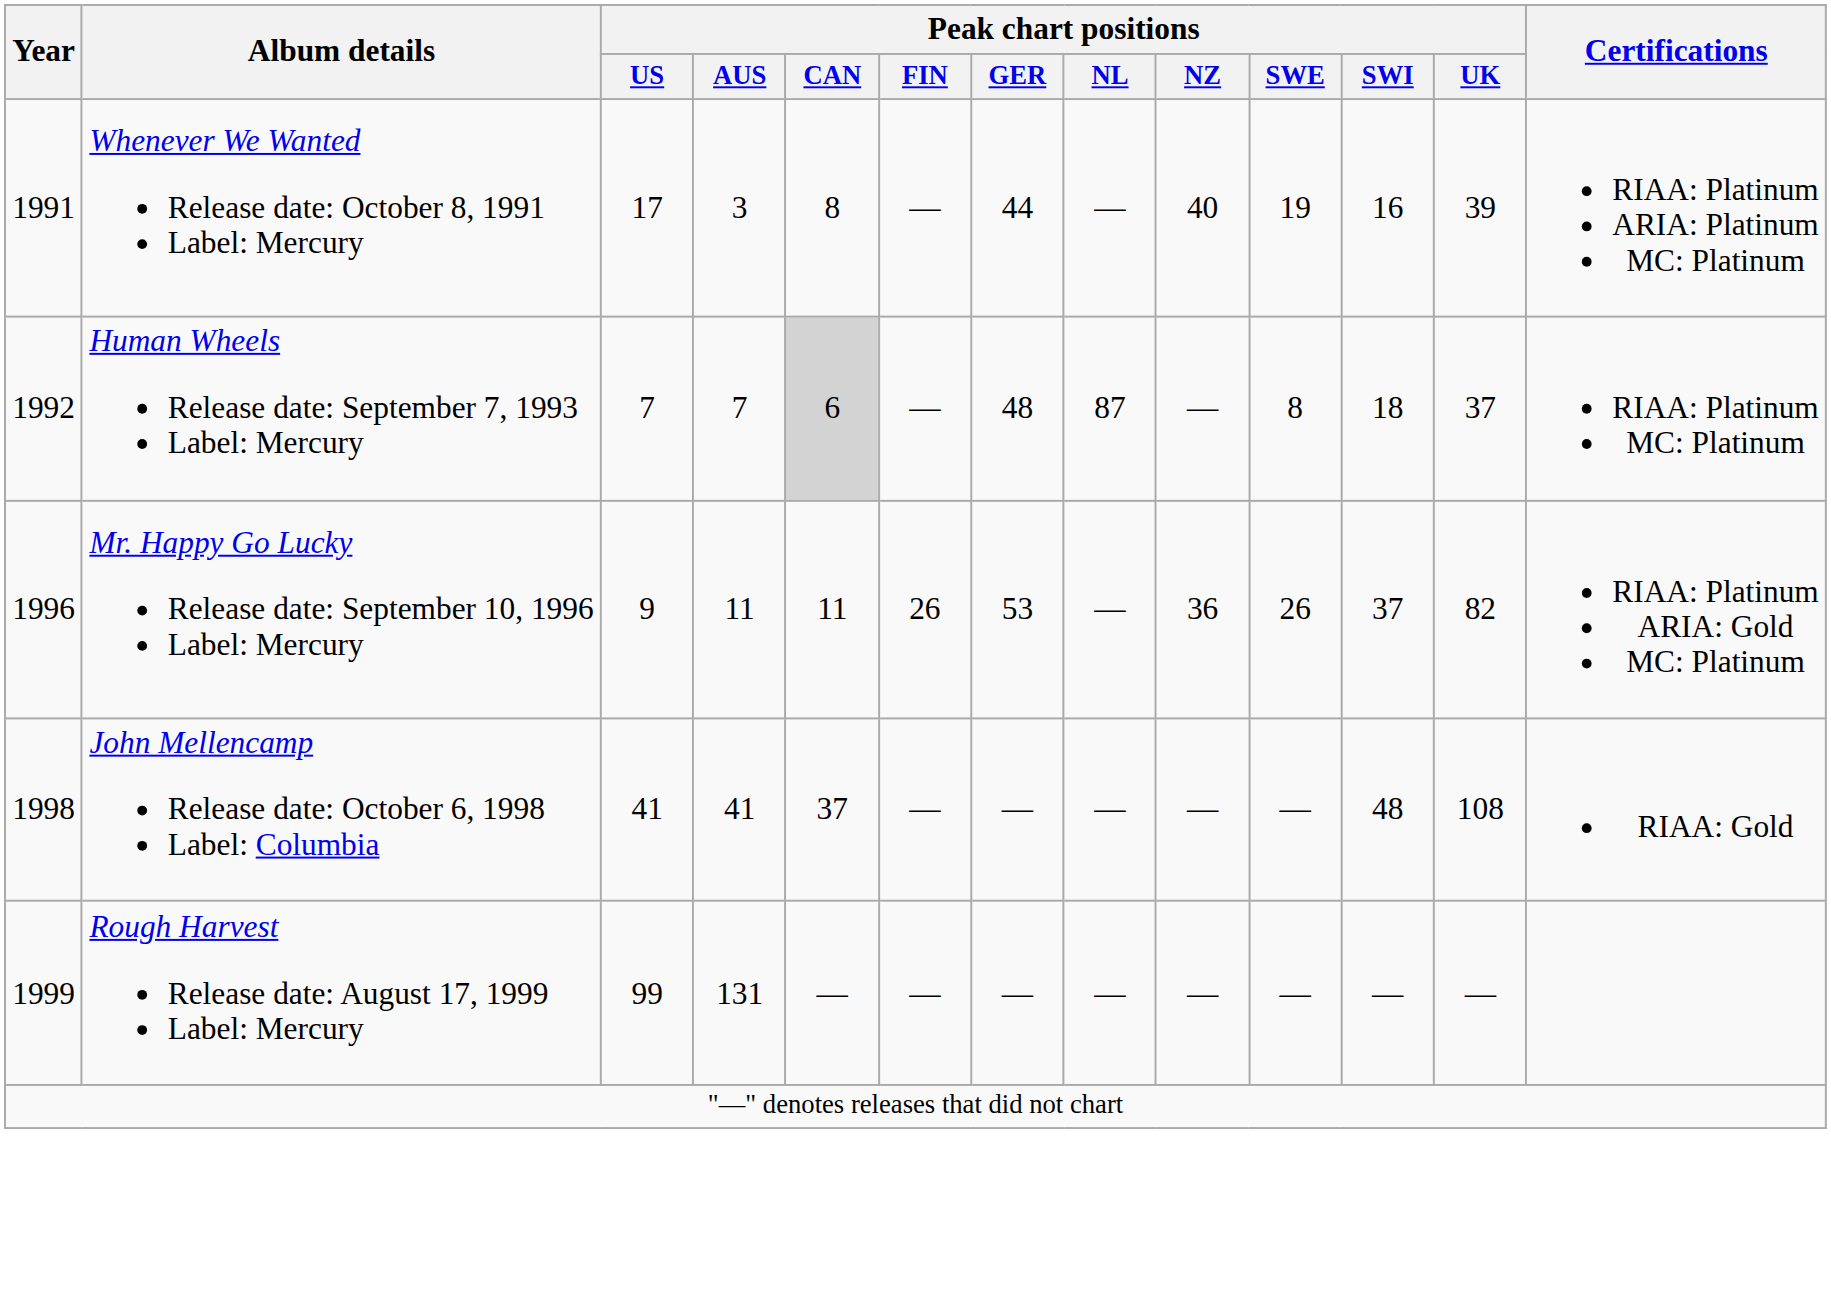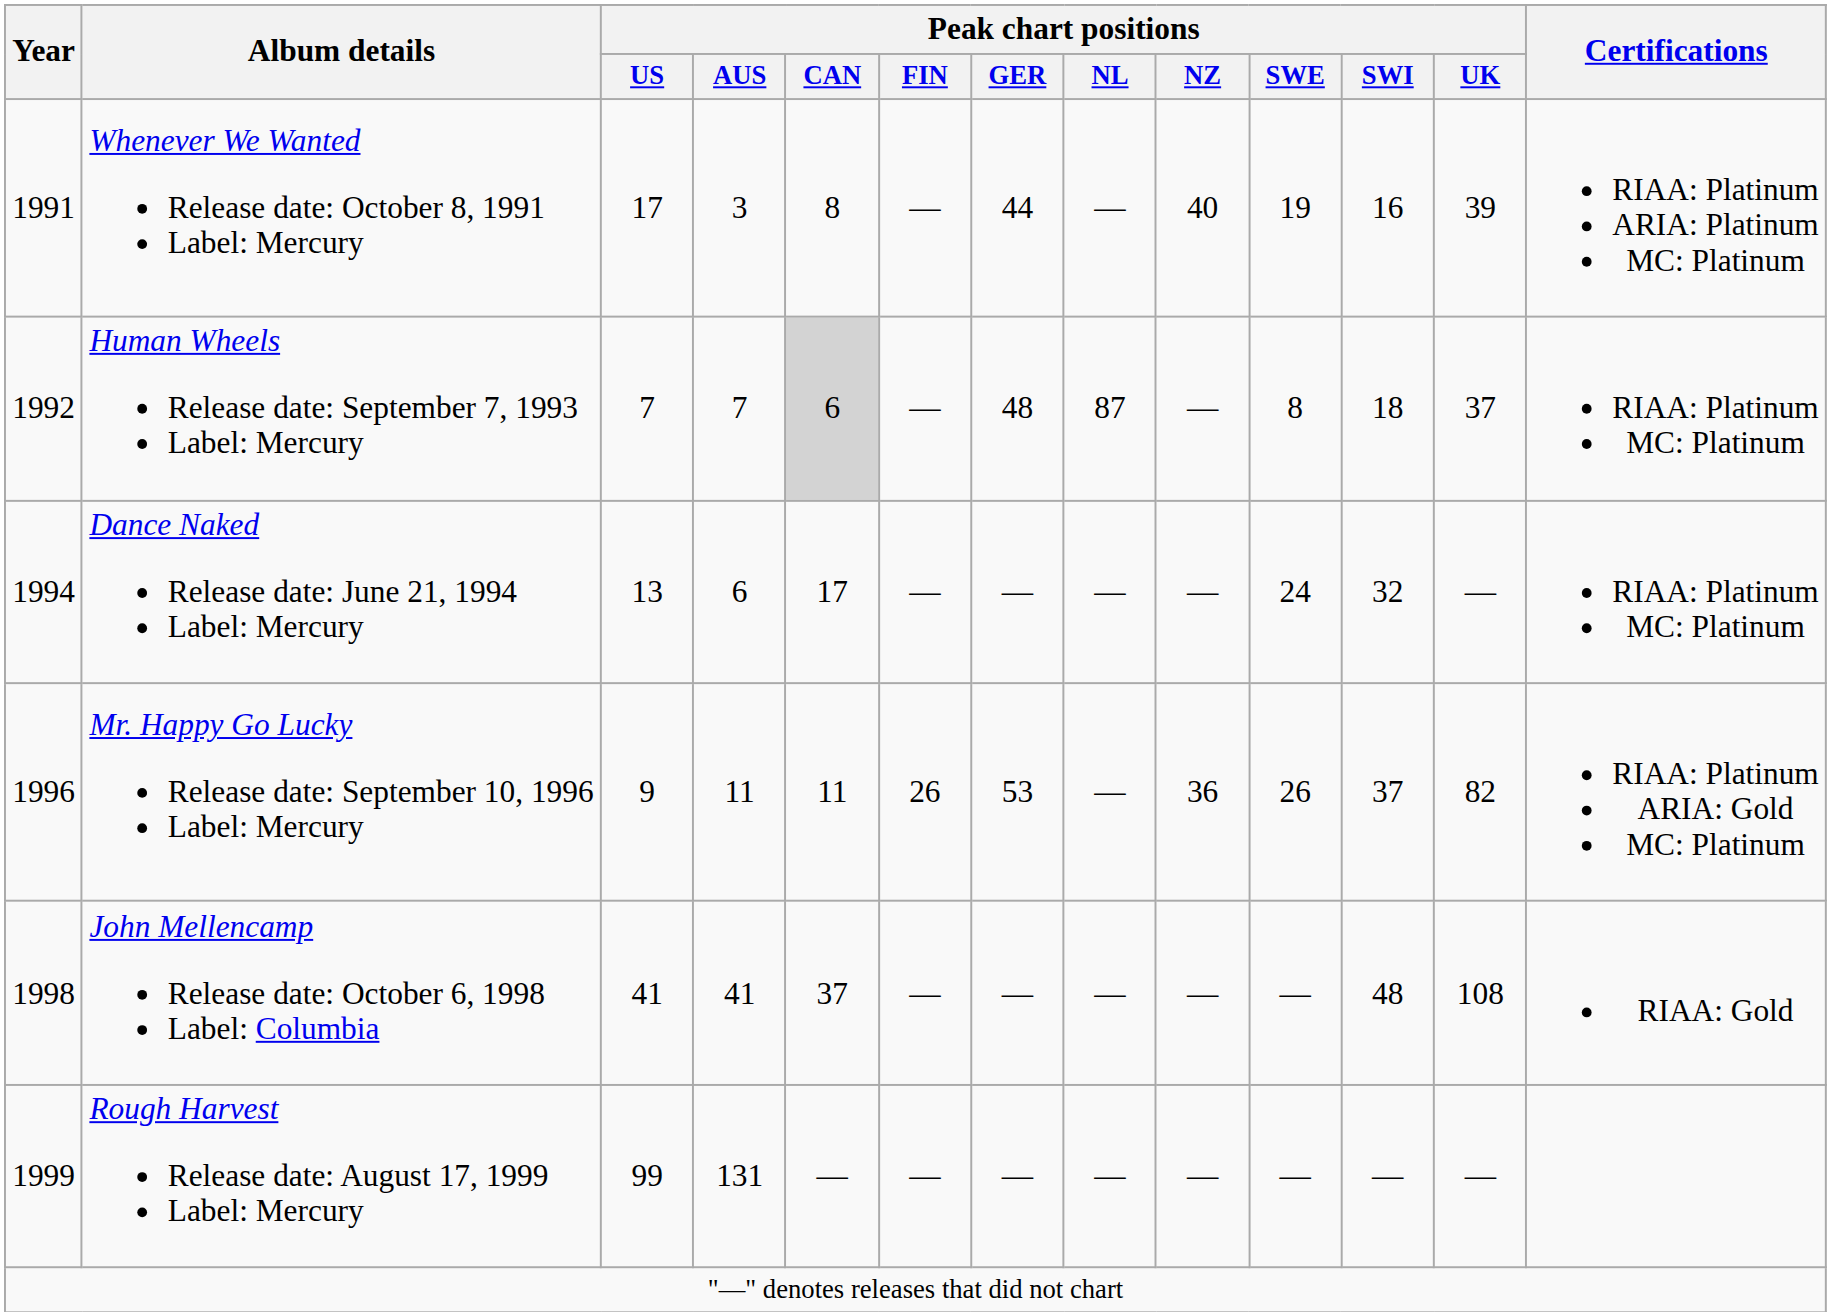+ row: (342, 576)
